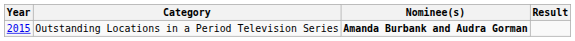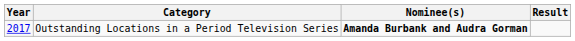(19, 29) 2015 -> (19, 29) 2017
